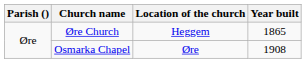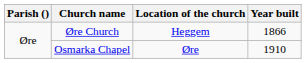(275, 31) 1865 -> (275, 31) 1866
(275, 49) 1908 -> (275, 49) 1910
